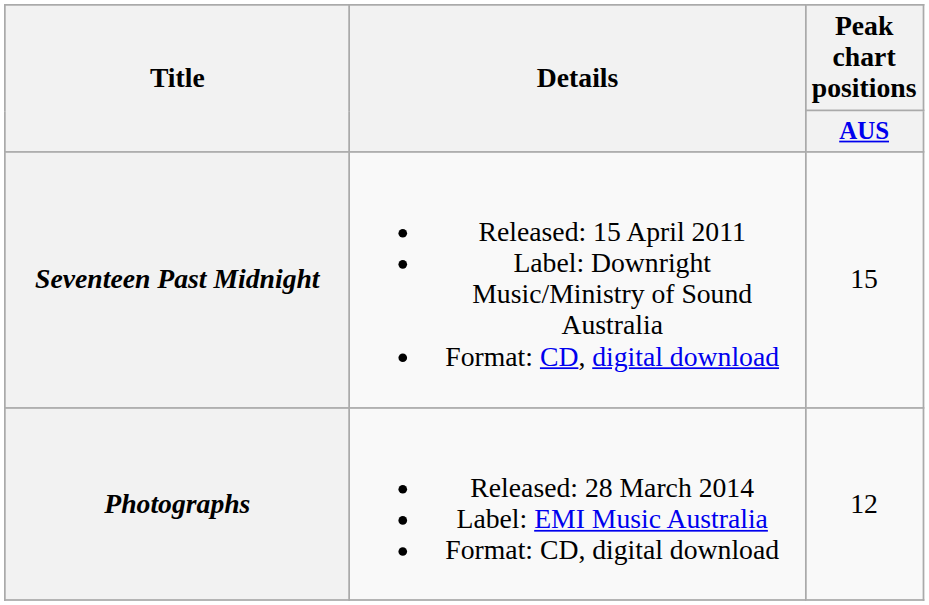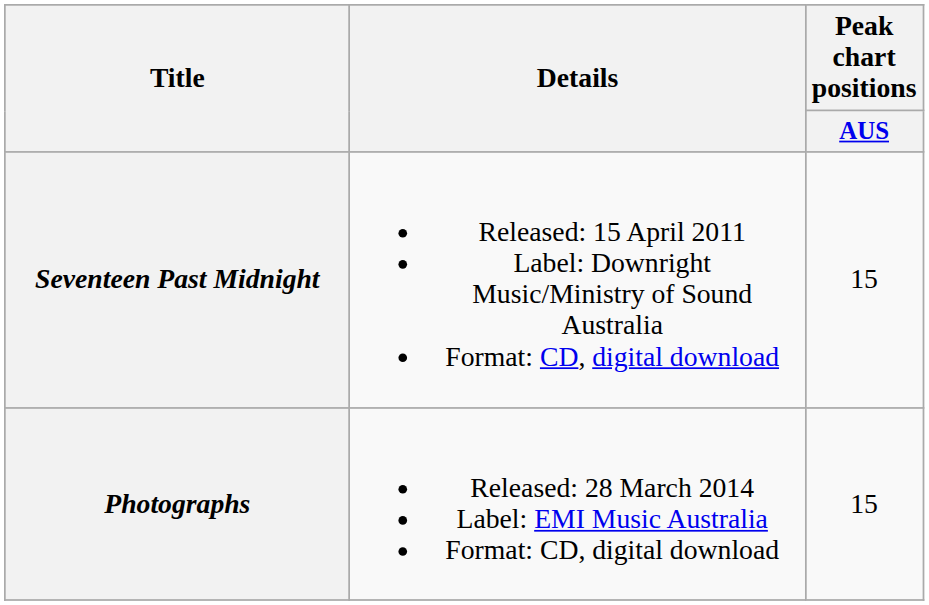(864, 503) 12 -> (864, 503) 15
